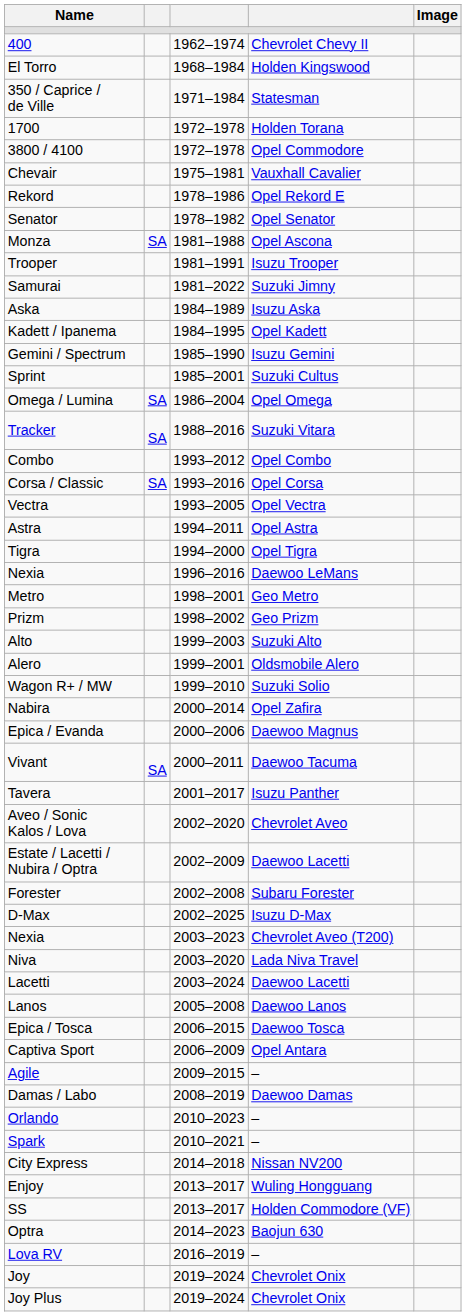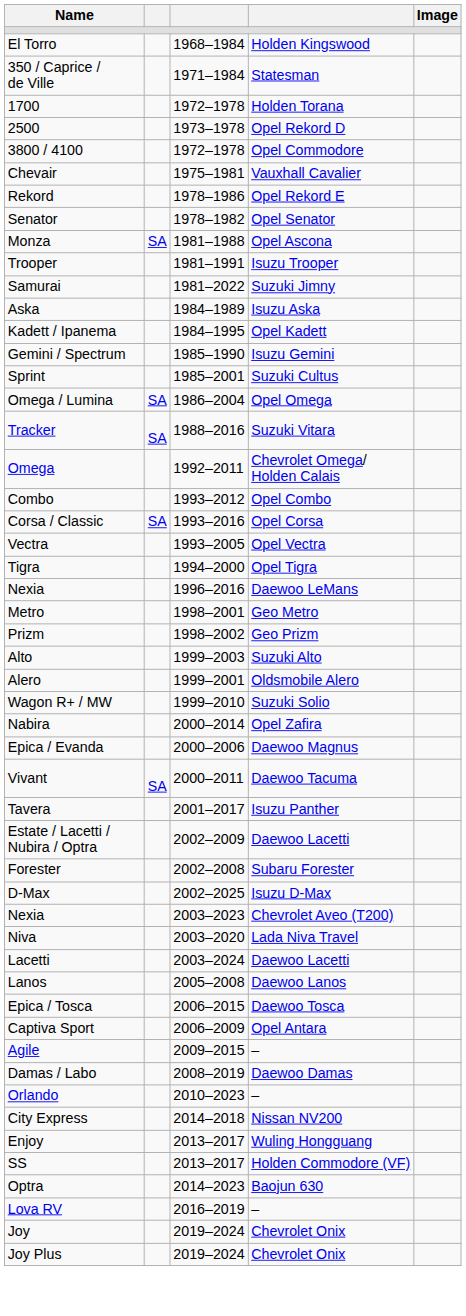- row: (20, 44)
+ row: (24, 128)
+ row: (31, 468)
- row: (24, 528)
- row: (48, 823)
- row: (26, 1141)
